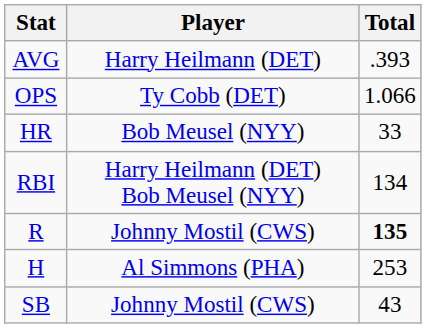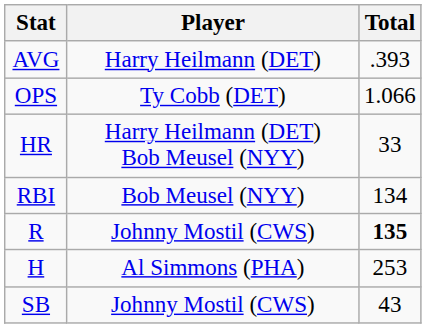(213, 132) Bob Meusel (NYY) -> (213, 145) Harry Heilmann (DET) Bob Meusel (NYY)
(213, 181) Harry Heilmann (DET) Bob Meusel (NYY) -> (213, 194) Bob Meusel (NYY)
